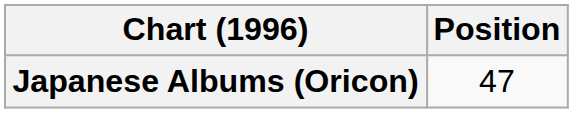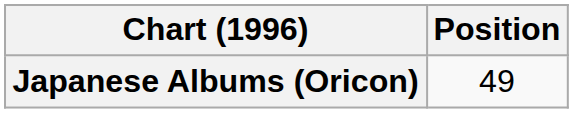(497, 81) 47 -> (497, 81) 49
